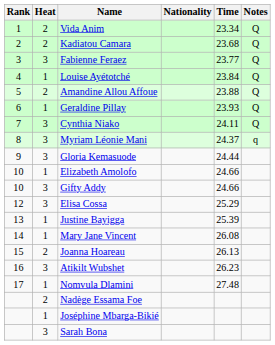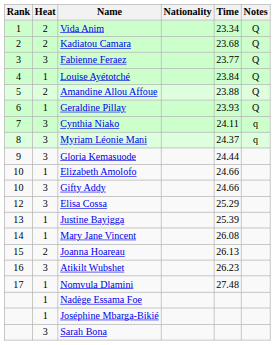(256, 124) Q -> (256, 124) q
(45, 300) 2 -> (45, 300) 1
